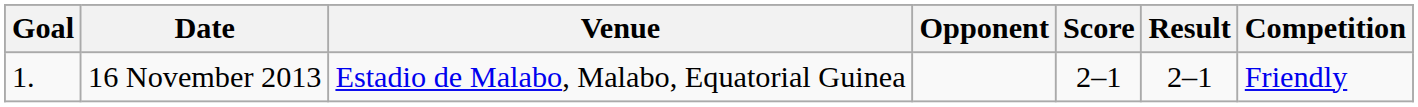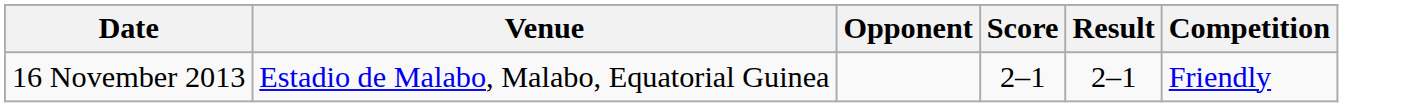- column: (43, 28)
